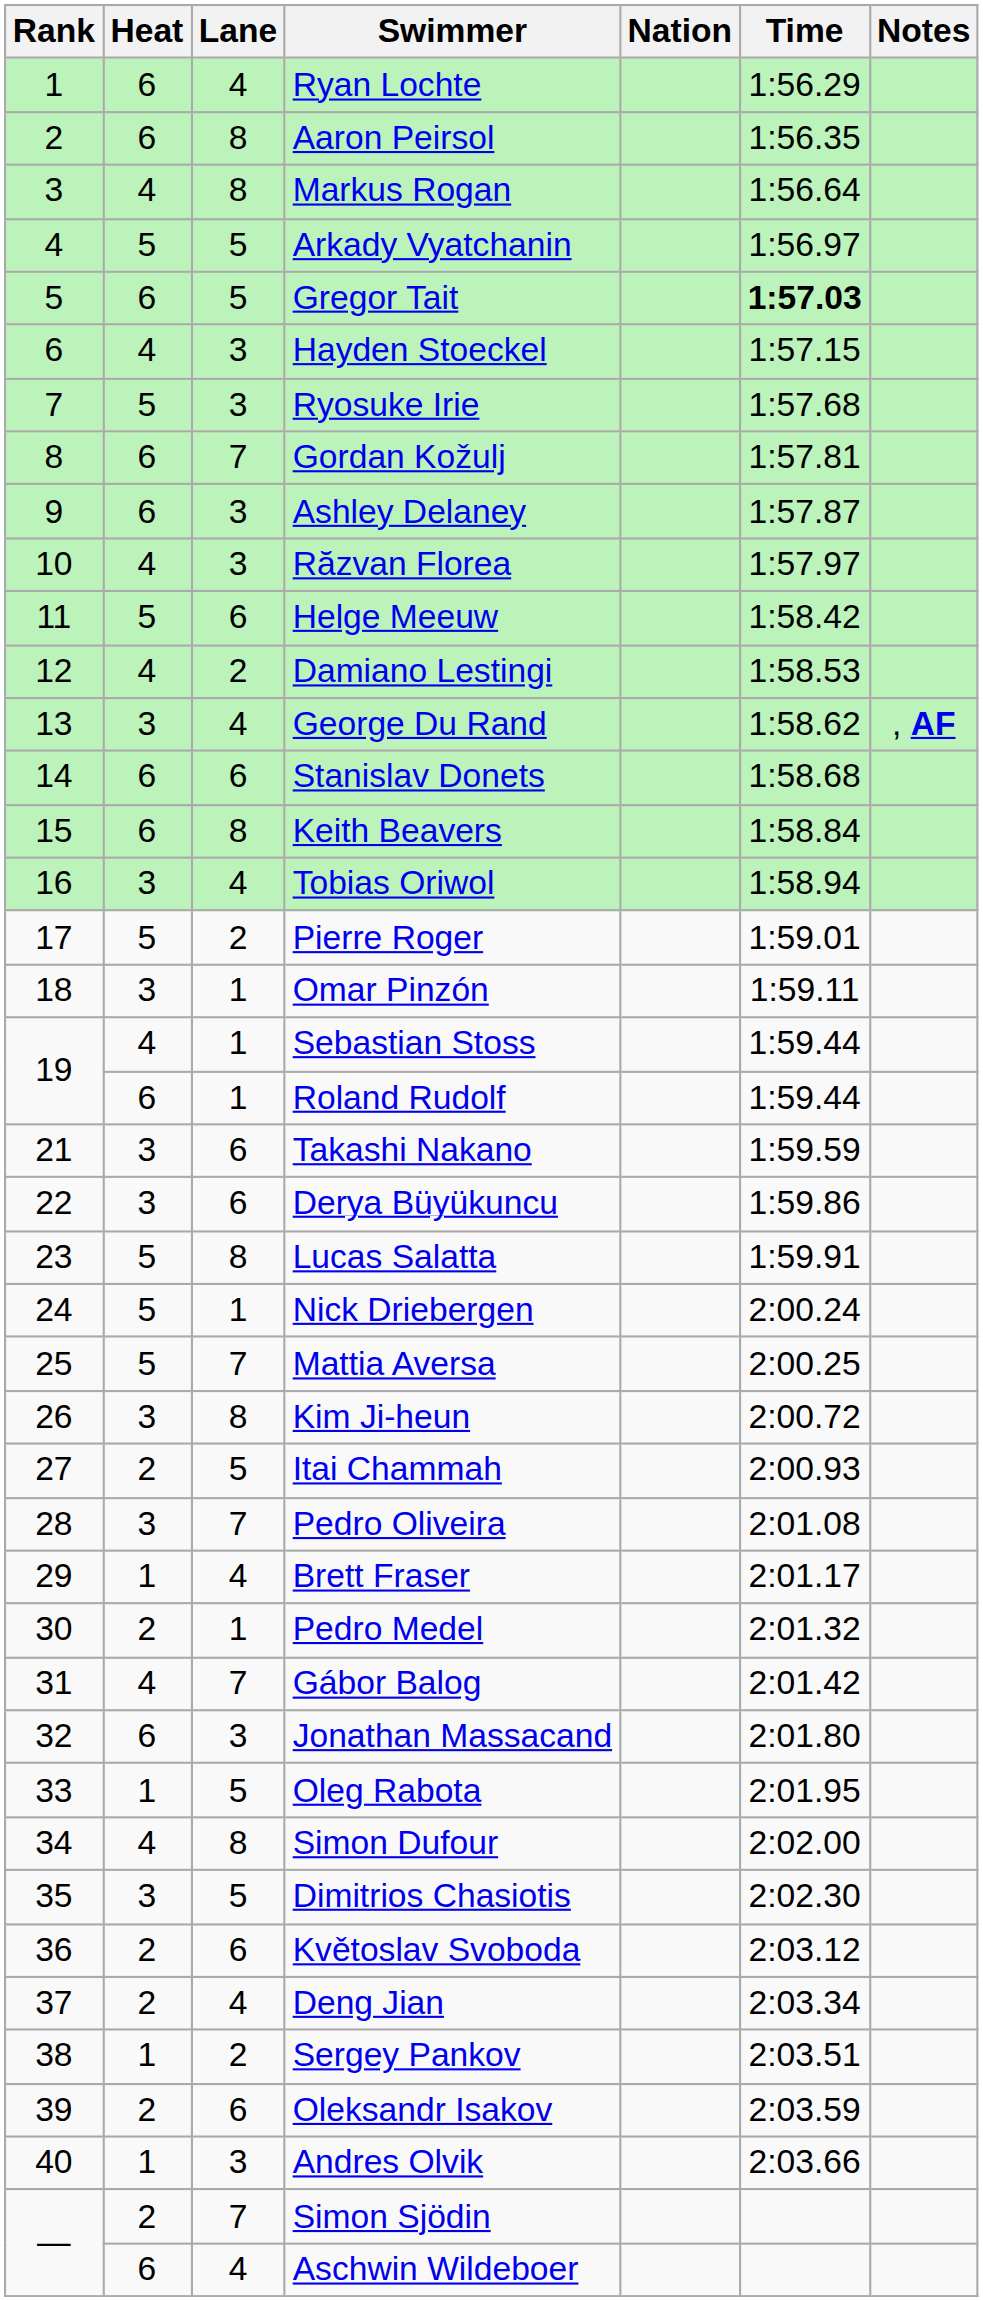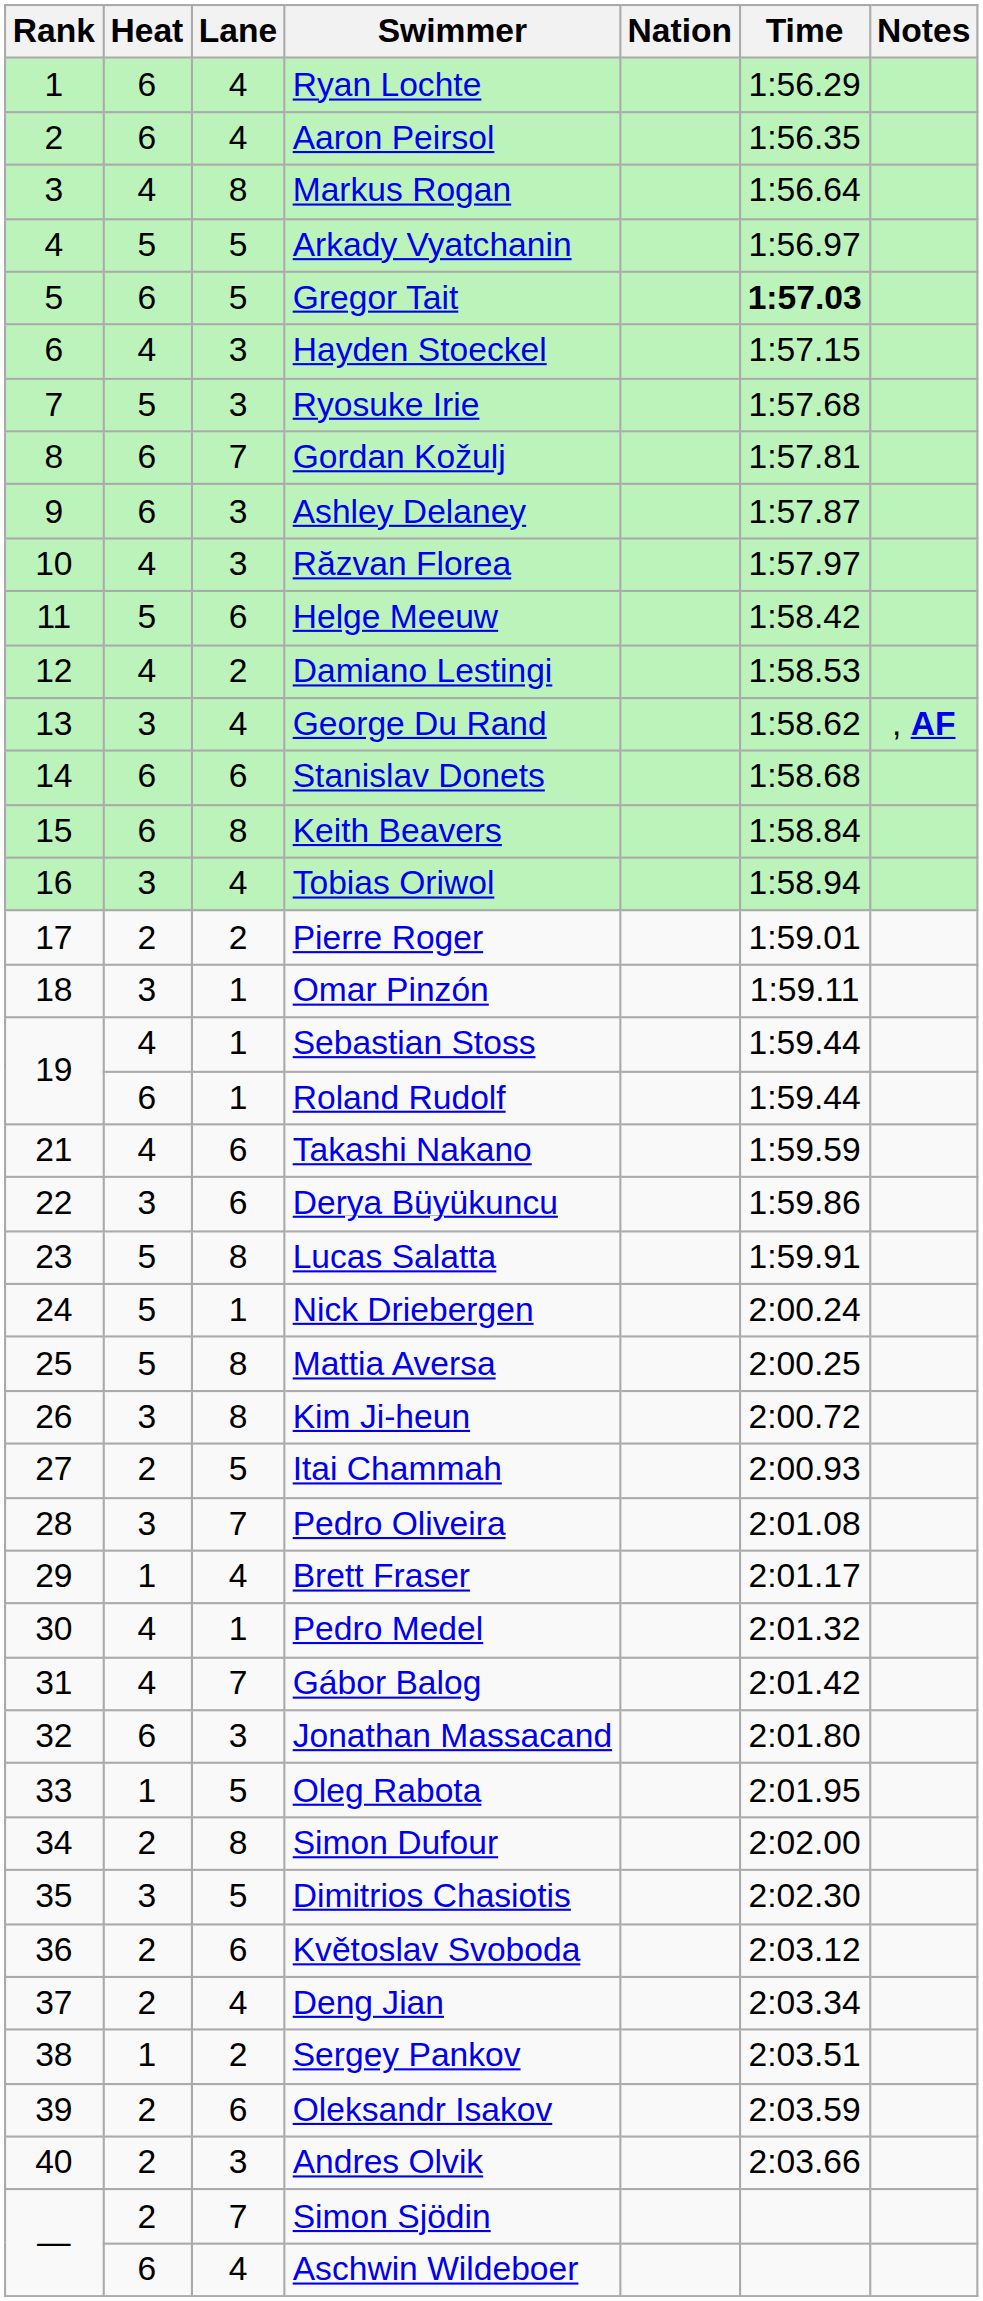(238, 137) 8 -> (238, 137) 4
(147, 937) 5 -> (147, 937) 2
(147, 1150) 3 -> (147, 1150) 4
(238, 1363) 7 -> (238, 1363) 8
(147, 1629) 2 -> (147, 1629) 4
(147, 1842) 4 -> (147, 1842) 2
(147, 2162) 1 -> (147, 2162) 2
